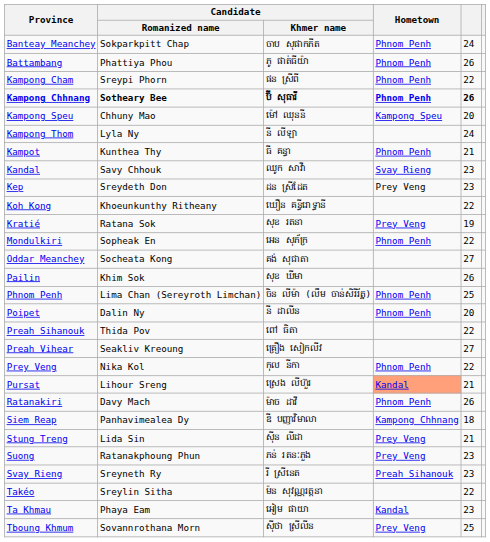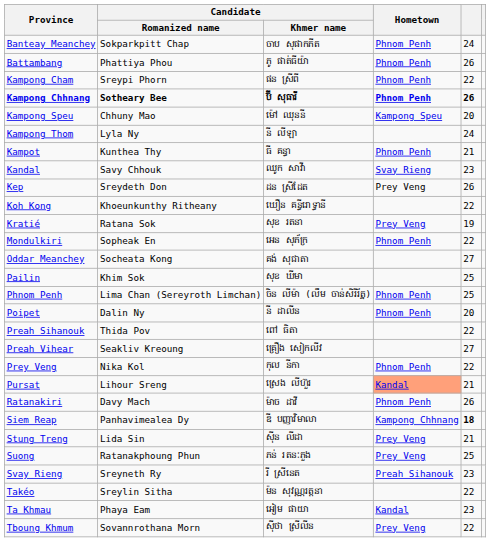(469, 187) 23 -> (469, 187) 26
(469, 277) 26 -> (469, 277) 25
(469, 420) normal -> (469, 420) bold
(469, 456) 23 -> (469, 456) 25
(469, 527) 25 -> (469, 527) 22
